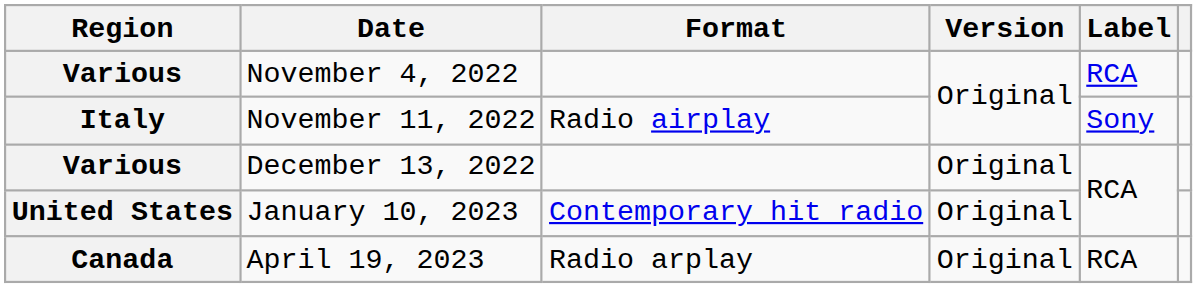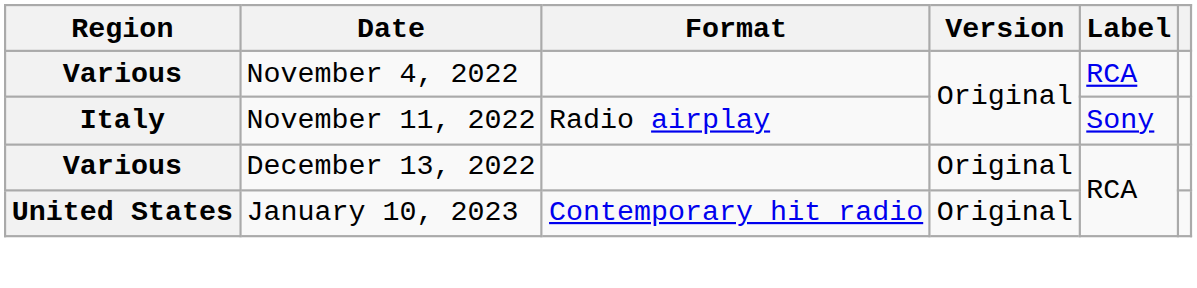- row: (365, 259)
